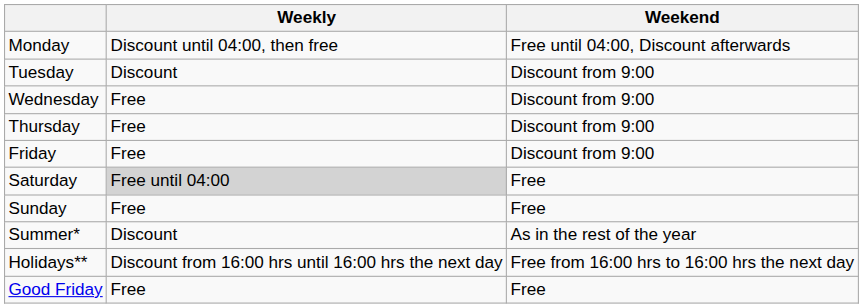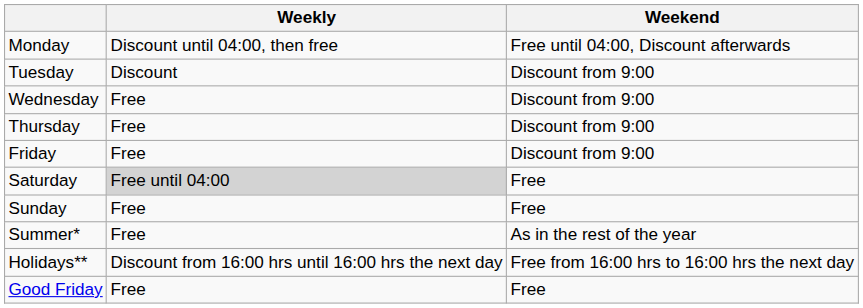(144, 235) Discount -> (128, 235) Free
